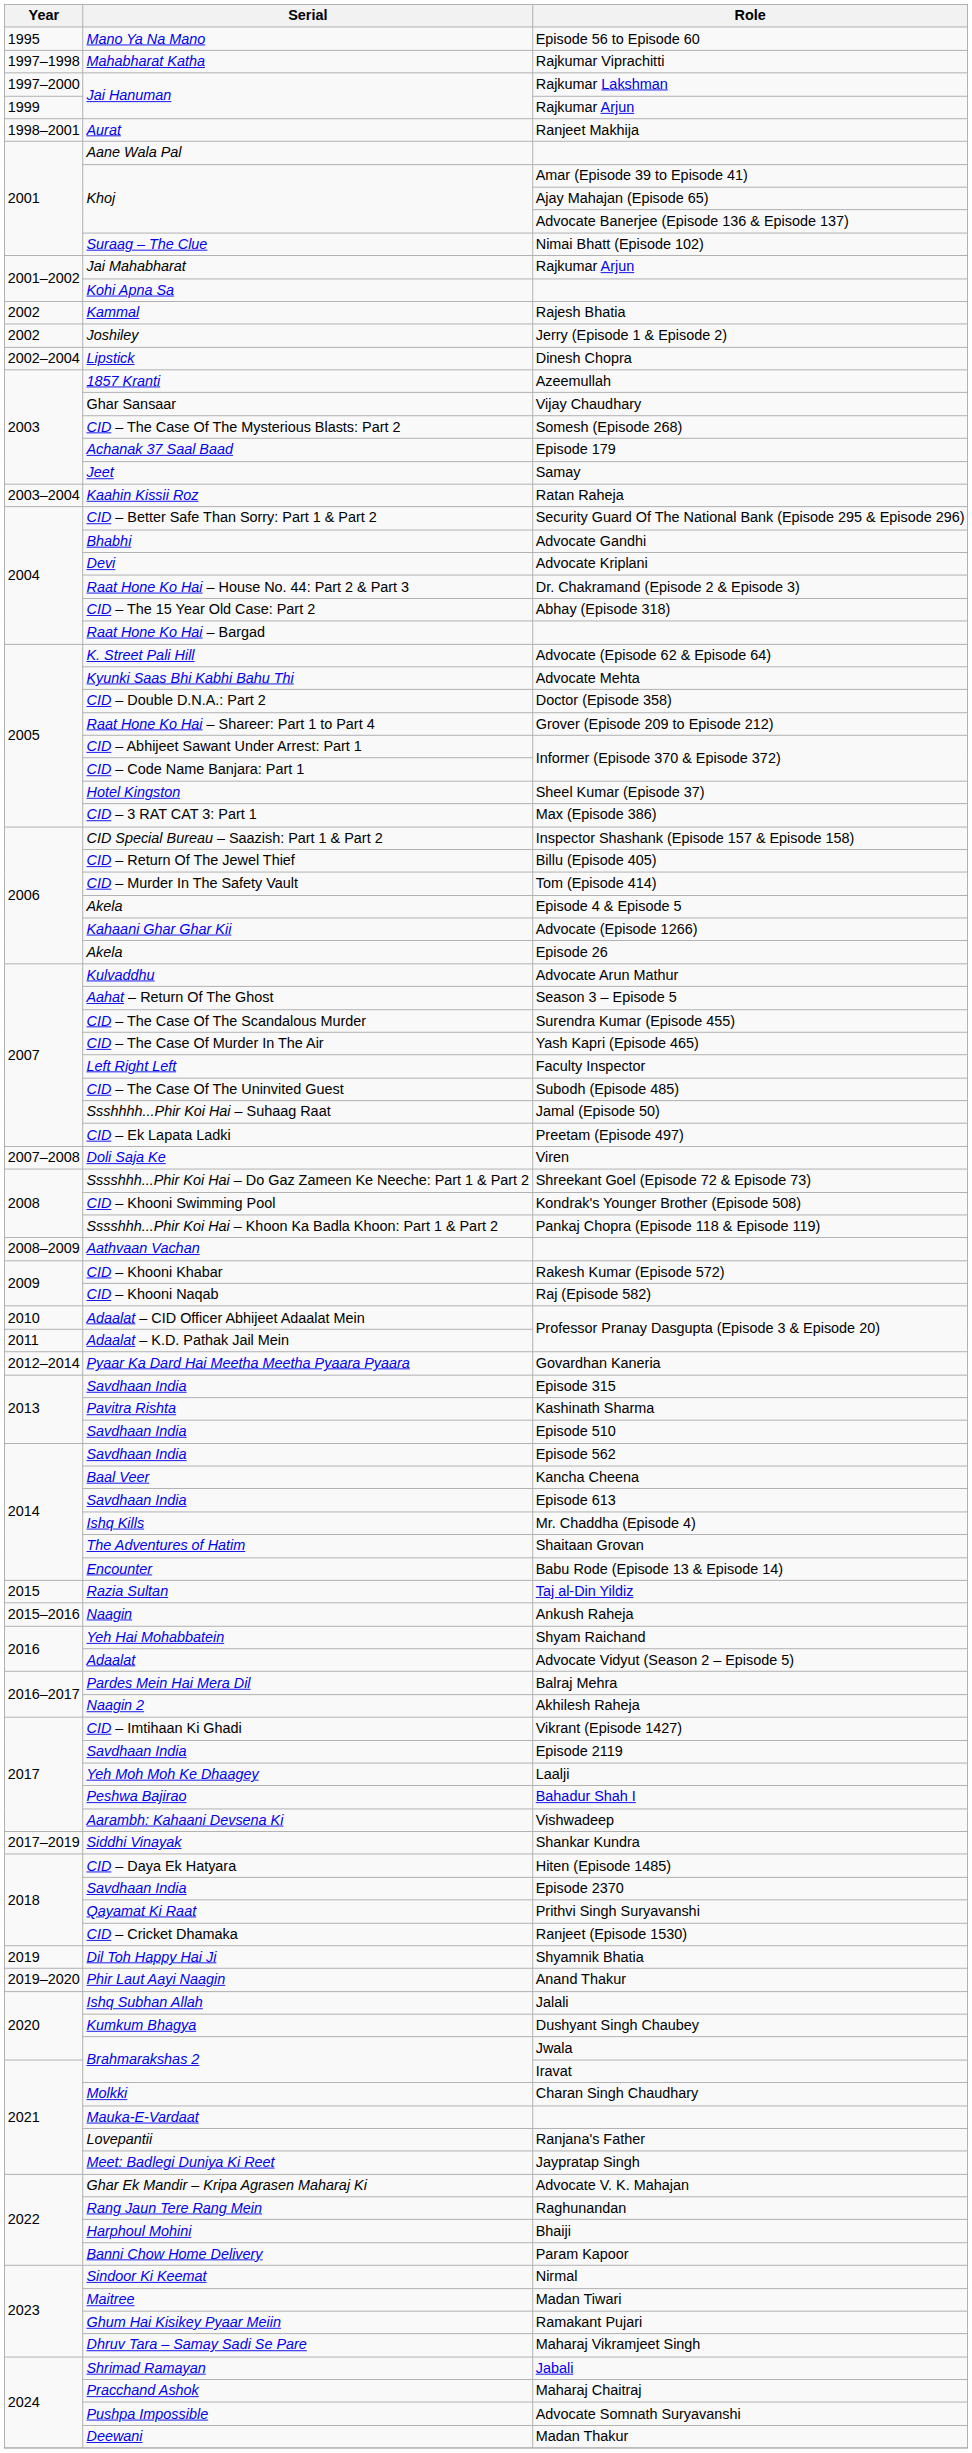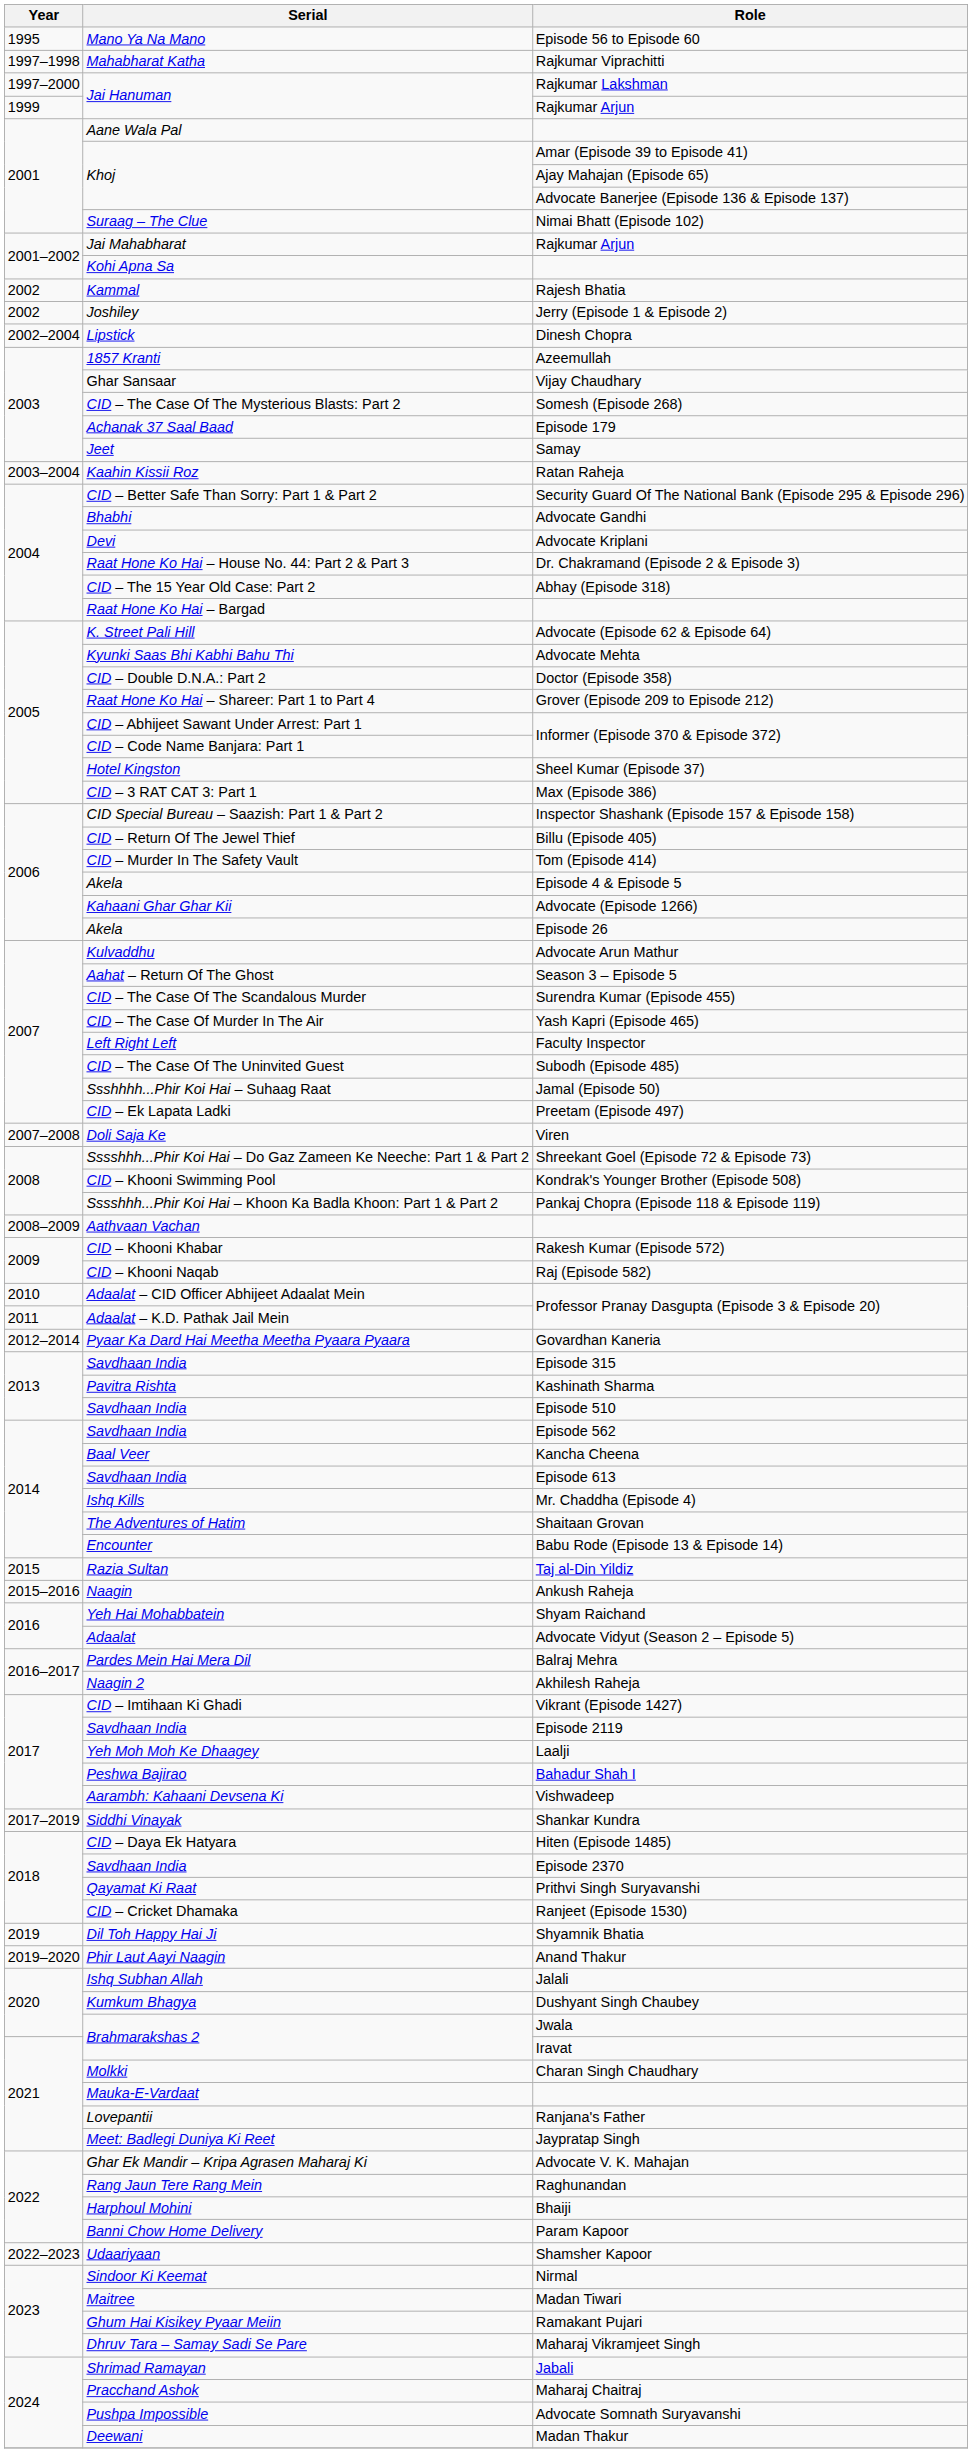- row: (104, 130)
+ row: (123, 2253)
